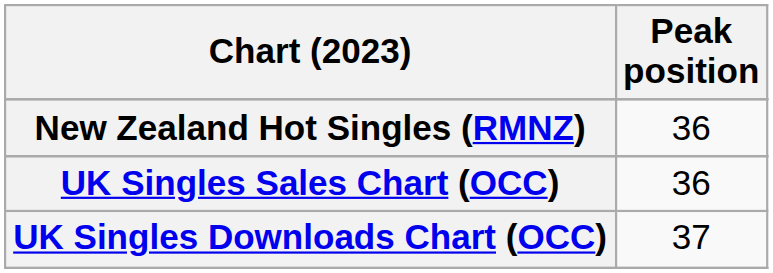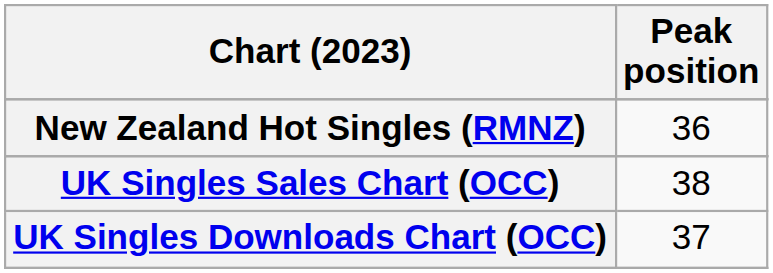(691, 182) 36 -> (691, 182) 38
